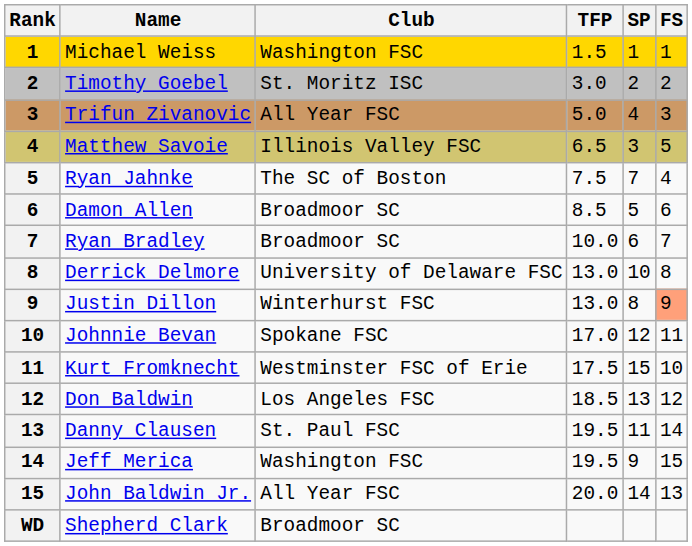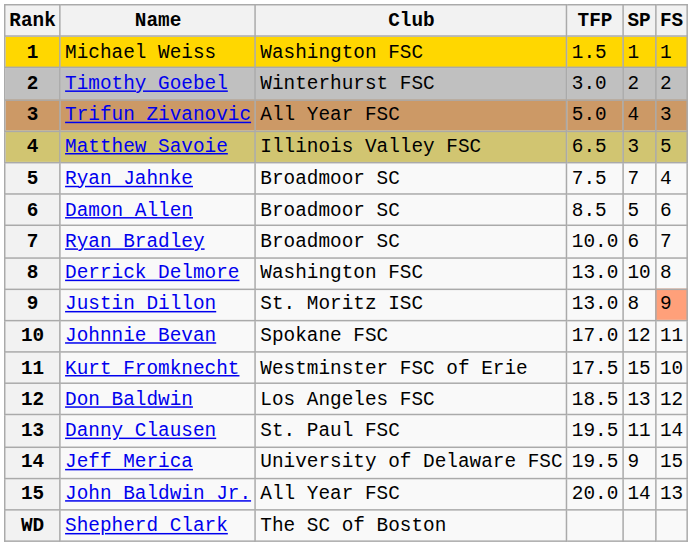(342, 84) St. Moritz ISC -> (347, 84) Winterhurst FSC
(353, 178) The SC of Boston -> (330, 178) Broadmoor SC
(411, 273) University of Delaware FSC -> (342, 273) Washington FSC
(347, 305) Winterhurst FSC -> (342, 305) St. Moritz ISC
(342, 463) Washington FSC -> (411, 463) University of Delaware FSC
(330, 526) Broadmoor SC -> (353, 526) The SC of Boston
